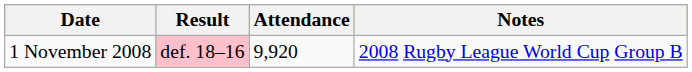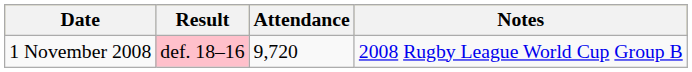(276, 51) 9,920 -> (276, 51) 9,720
